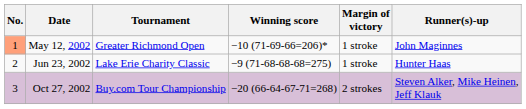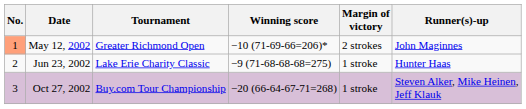(360, 45) 1 stroke -> (362, 45) 2 strokes
(362, 88) 2 strokes -> (360, 88) 1 stroke
